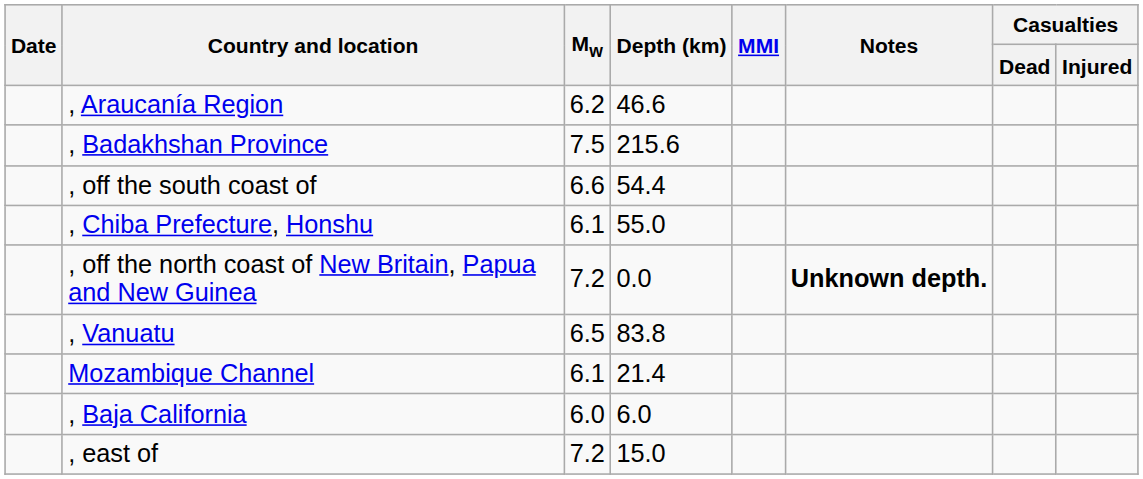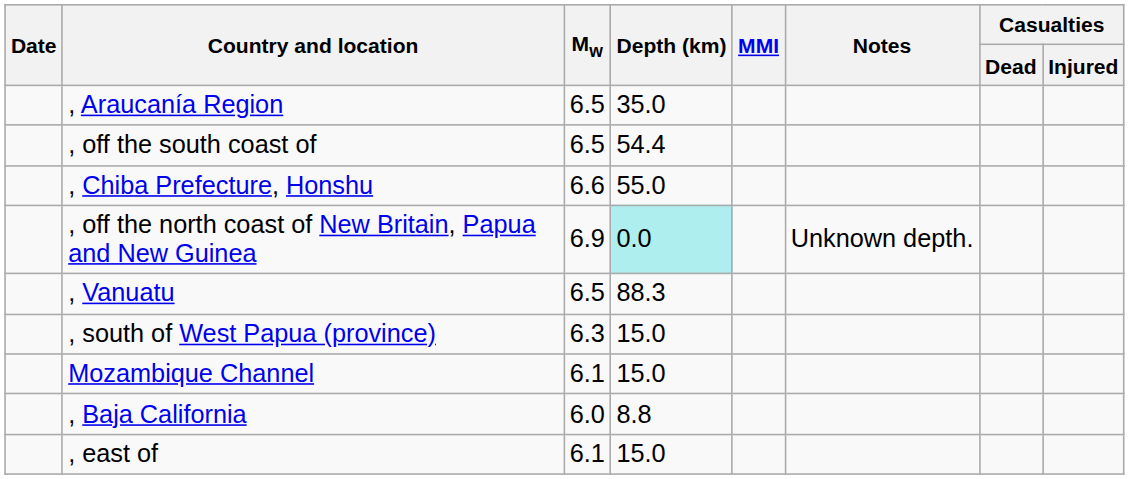(587, 104) 6.2 -> (587, 104) 6.5
(641, 104) 46.6 -> (641, 104) 35.0
- row: (198, 144)
(587, 184) 6.6 -> (587, 144) 6.5
(587, 225) 6.1 -> (587, 184) 6.6
(587, 279) 7.2 -> (587, 239) 6.9
(634, 279) no background -> (634, 239) paleturquoise background
(889, 279) bold -> (882, 239) normal
(641, 333) 83.8 -> (641, 293) 88.3
+ row: (252, 333)
(641, 373) 21.4 -> (641, 373) 15.0
(634, 413) 6.0 -> (634, 413) 8.8
(587, 453) 7.2 -> (587, 453) 6.1
